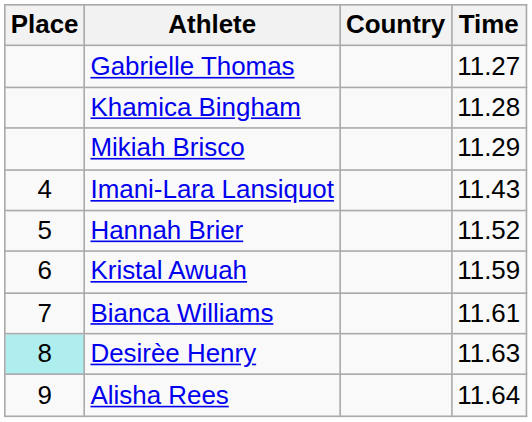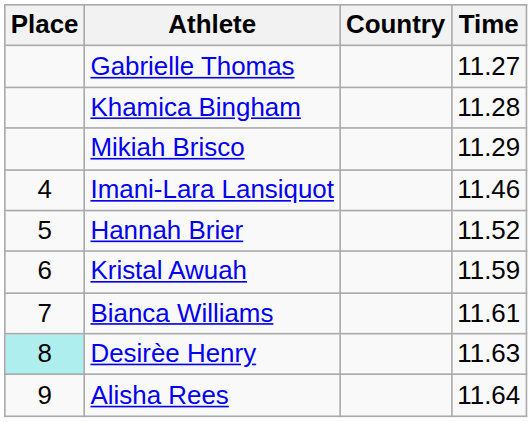(489, 189) 11.43 -> (489, 189) 11.46
